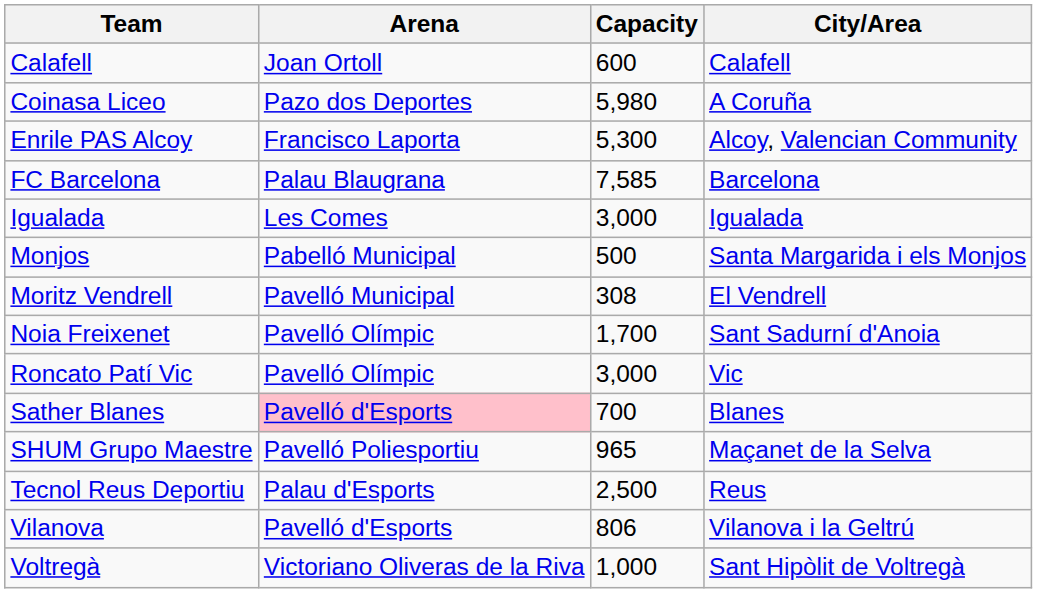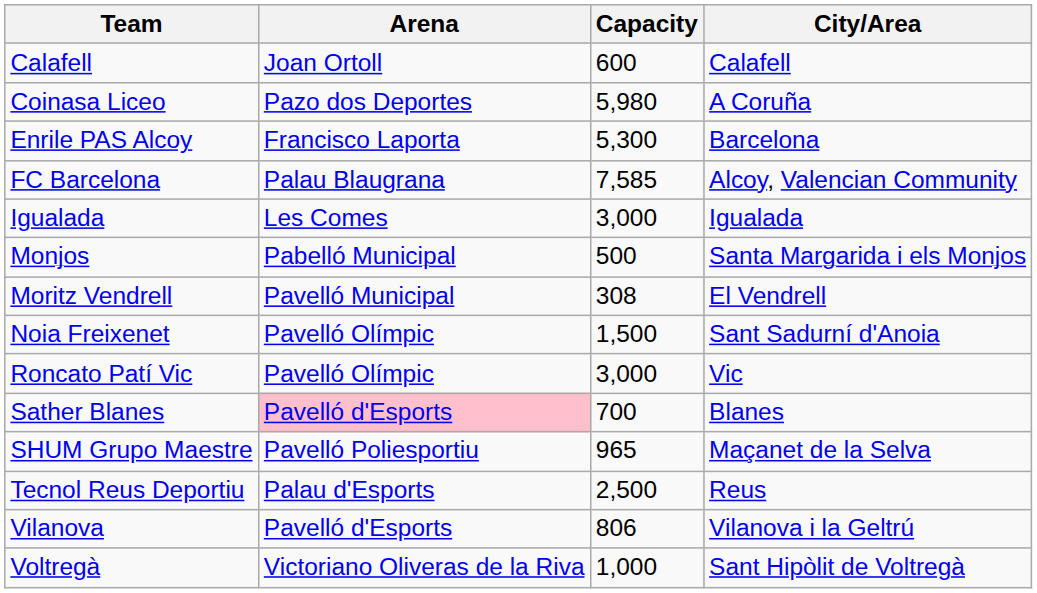(863, 140) Alcoy, Valencian Community -> (764, 140) Barcelona
(764, 179) Barcelona -> (863, 179) Alcoy, Valencian Community
(626, 334) 1,700 -> (626, 334) 1,500
